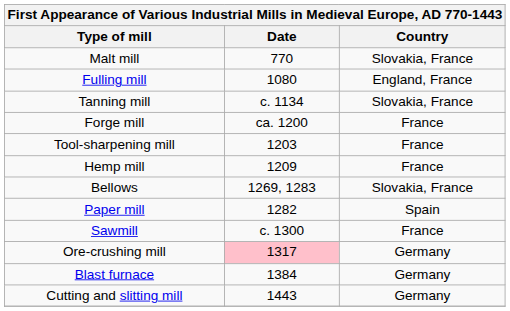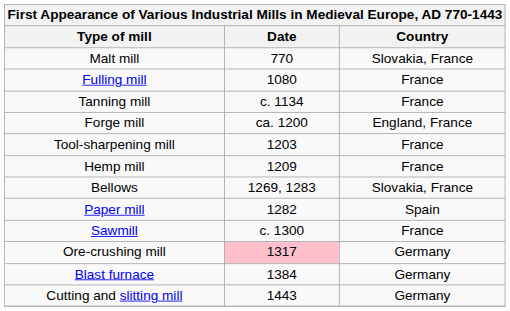(422, 79) England, France -> (422, 79) France
(422, 101) Slovakia, France -> (422, 101) France
(422, 123) France -> (422, 123) England, France
